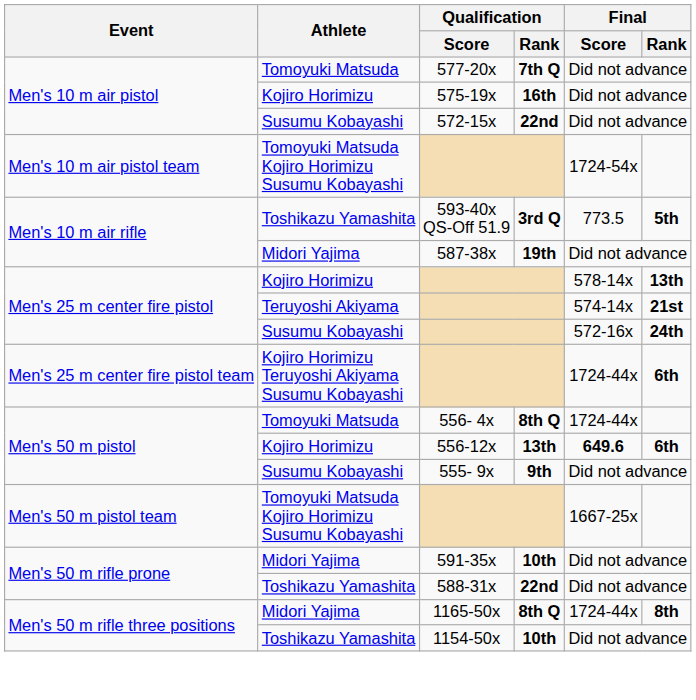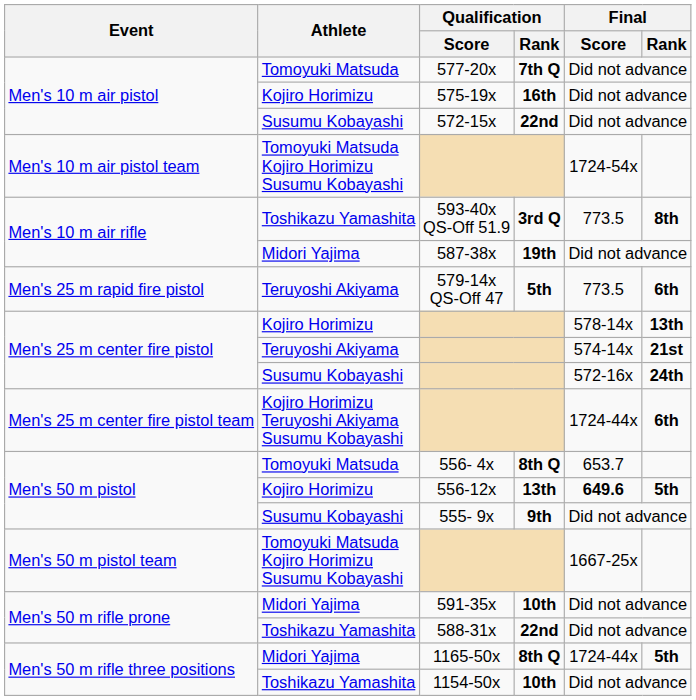(667, 219) 5th -> (667, 219) 8th
+ row: (330, 289)
(603, 420) 1724-44x -> (603, 465) 653.7
(667, 446) 6th -> (667, 490) 5th
(667, 612) 8th -> (667, 657) 5th
